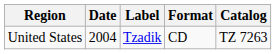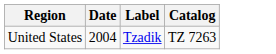- column: (190, 15)
